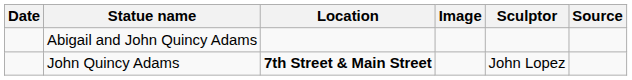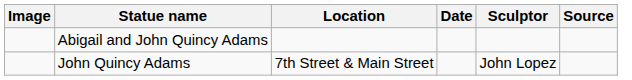columns swapped: (460, 16) <-> (24, 16)
(348, 63) bold -> (354, 63) normal
